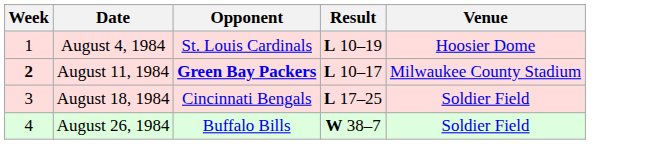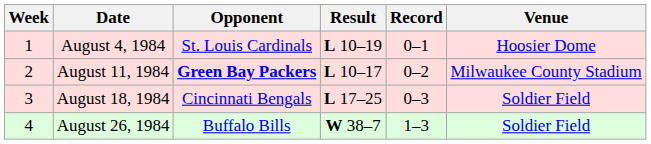+ column: (416, 17)
(29, 71) bold -> (29, 71) normal
